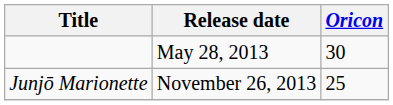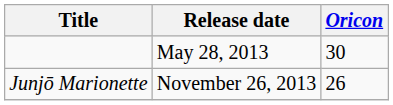(335, 83) 25 -> (335, 83) 26
